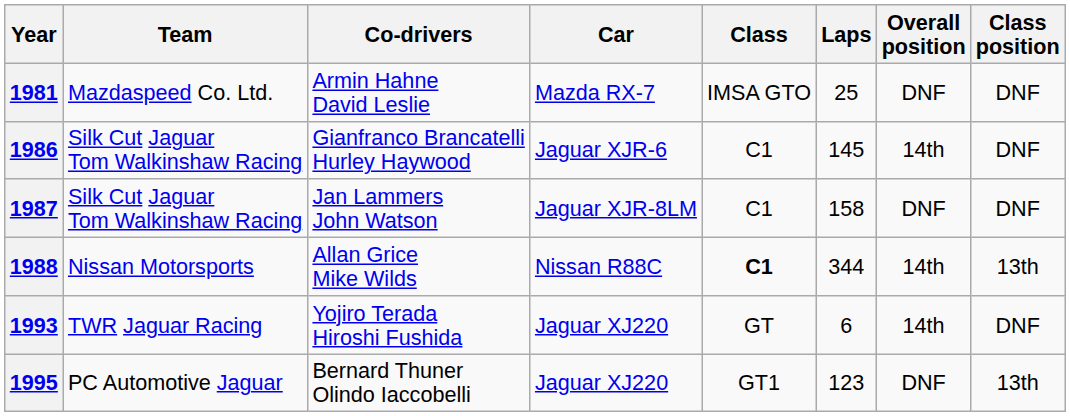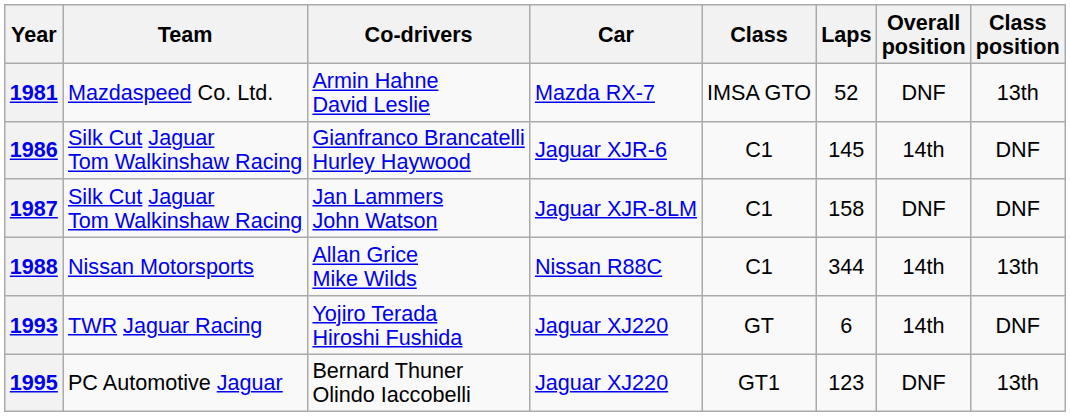(846, 92) 25 -> (846, 92) 52
(1018, 92) DNF -> (1018, 92) 13th
(759, 267) bold -> (759, 267) normal
